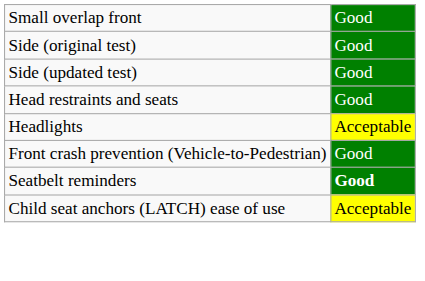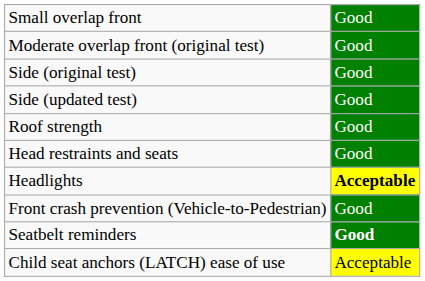+ row: (136, 45)
+ row: (55, 126)
(373, 126) normal -> (375, 180) bold
